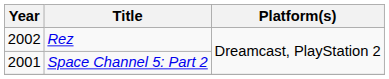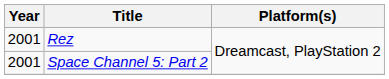(24, 39) 2002 -> (24, 39) 2001
